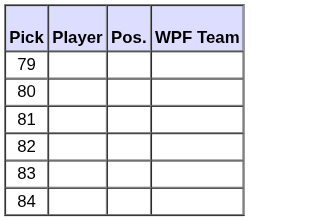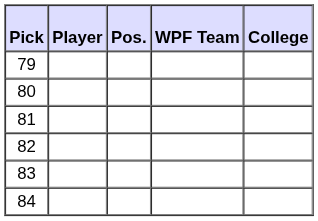+ column: (278, 37)
